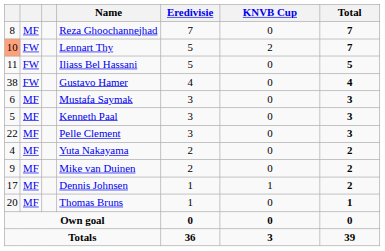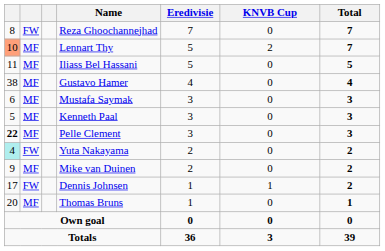(31, 30) MF -> (31, 30) FW
(31, 47) FW -> (31, 47) MF
(31, 64) FW -> (31, 64) MF
(31, 82) FW -> (31, 82) MF
(12, 133) normal -> (12, 133) bold
(12, 151) no background -> (12, 151) paleturquoise background
(31, 151) MF -> (31, 151) FW
(31, 185) MF -> (31, 185) FW
